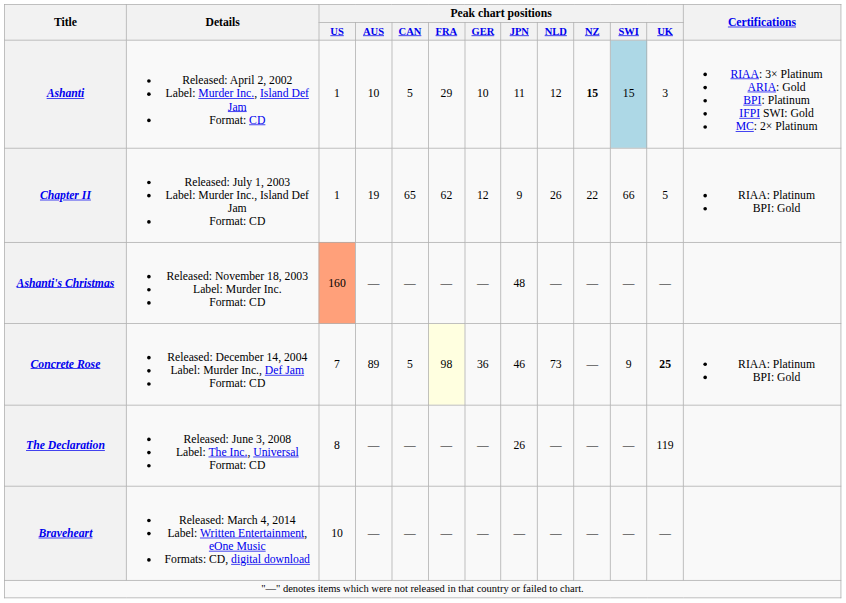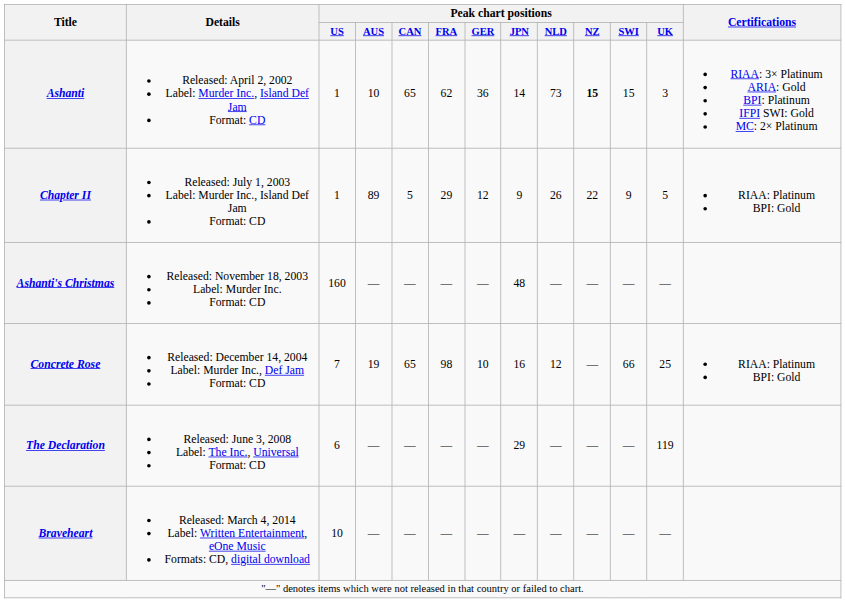(410, 94) 5 -> (410, 94) 65
(446, 94) 29 -> (446, 94) 62
(483, 94) 10 -> (483, 94) 36
(519, 94) 11 -> (519, 94) 14
(556, 94) 12 -> (556, 94) 73
(629, 94) lightblue background -> (629, 94) no background
(373, 195) 19 -> (373, 195) 89
(410, 195) 65 -> (410, 195) 5
(446, 195) 62 -> (446, 195) 29
(629, 195) 66 -> (629, 195) 9
(337, 283) lightsalmon background -> (337, 283) no background
(373, 364) 89 -> (373, 364) 19
(410, 364) 5 -> (410, 364) 65
(446, 364) lightyellow background -> (446, 364) no background
(483, 364) 36 -> (483, 364) 10
(519, 364) 46 -> (519, 364) 16
(556, 364) 73 -> (556, 364) 12
(629, 364) 9 -> (629, 364) 66
(665, 364) bold -> (665, 364) normal
(337, 445) 8 -> (337, 445) 6
(519, 445) 26 -> (519, 445) 29
